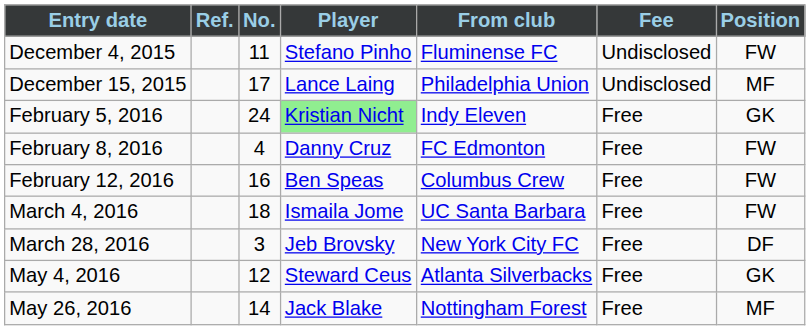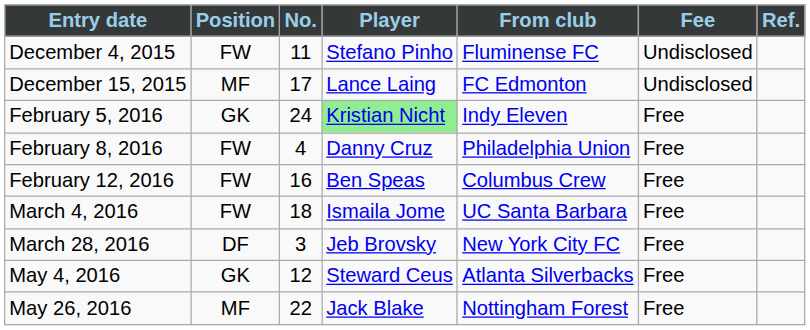columns swapped: (760, 20) <-> (215, 20)
(505, 84) Philadelphia Union -> (524, 84) FC Edmonton
(483, 148) FC Edmonton -> (546, 148) Philadelphia Union
(259, 308) 14 -> (301, 308) 22
